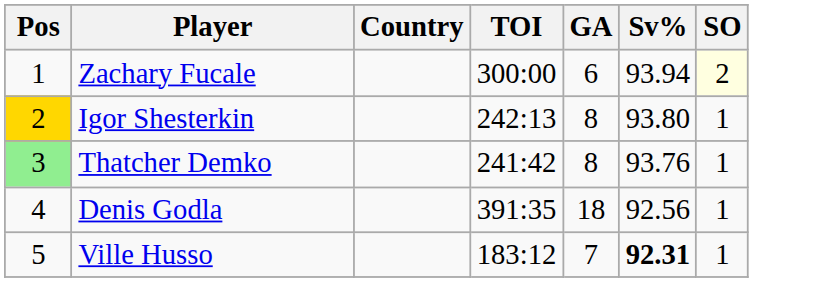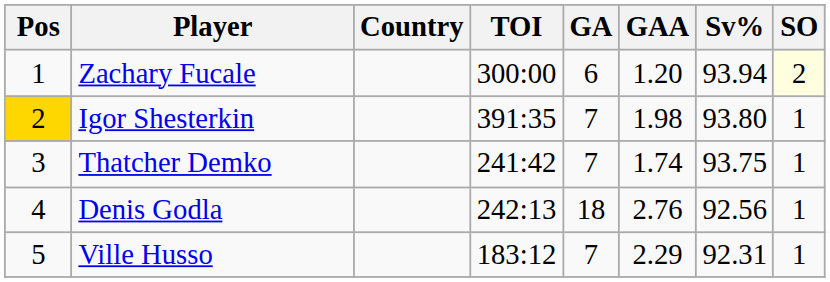+ column: (657, 27)
(517, 118) 242:13 -> (517, 118) 391:35
(591, 118) 8 -> (591, 118) 7
(38, 163) lightgreen background -> (38, 163) no background
(591, 163) 8 -> (591, 163) 7
(658, 163) 93.76 -> (735, 163) 93.75
(517, 208) 391:35 -> (517, 208) 242:13
(658, 254) bold -> (735, 254) normal
